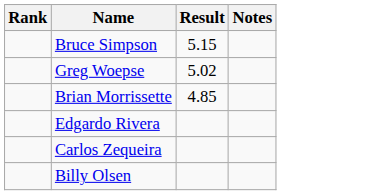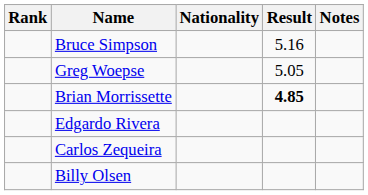+ column: (219, 17)
(202, 44) 5.15 -> (289, 44) 5.16
(202, 70) 5.02 -> (289, 70) 5.05
(202, 96) normal -> (289, 96) bold
